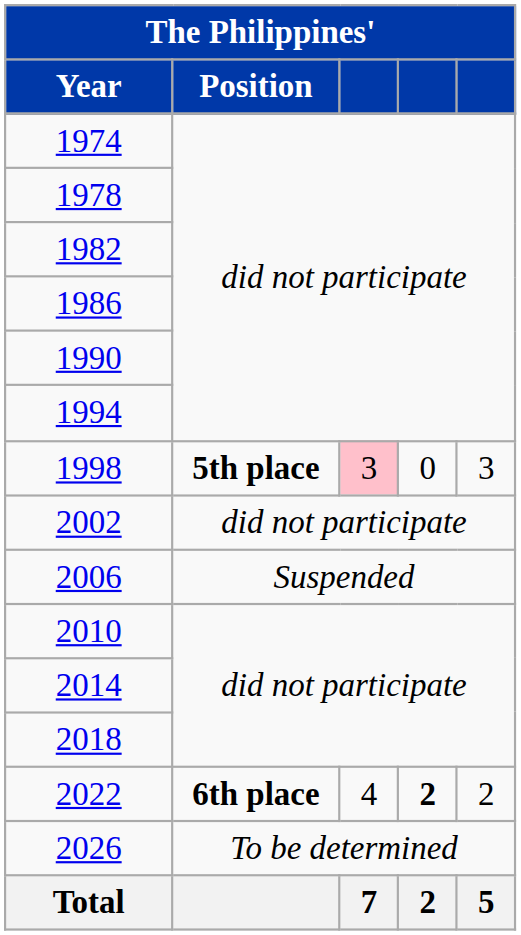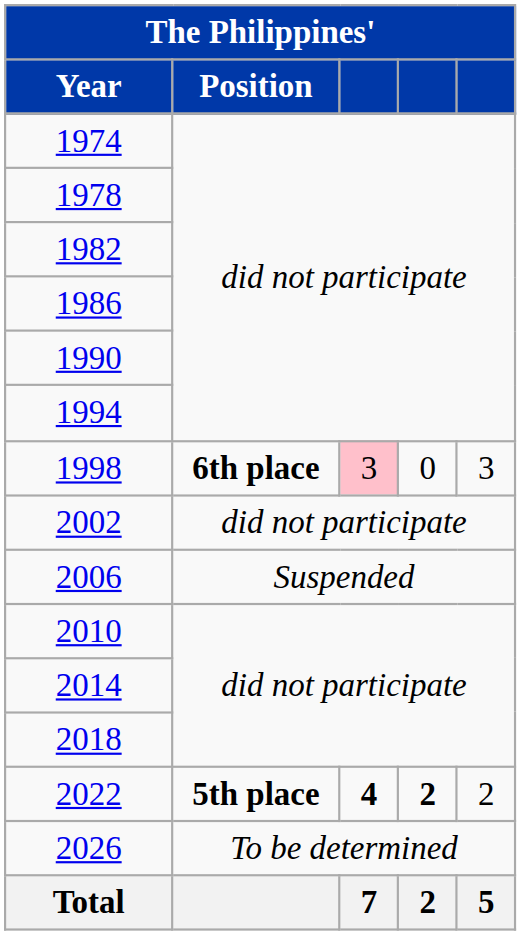(256, 466) 5th place -> (256, 466) 6th place
(256, 793) 6th place -> (256, 793) 5th place
(369, 793) normal -> (369, 793) bold
